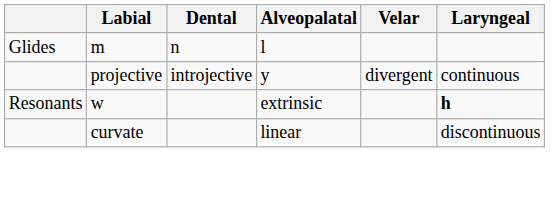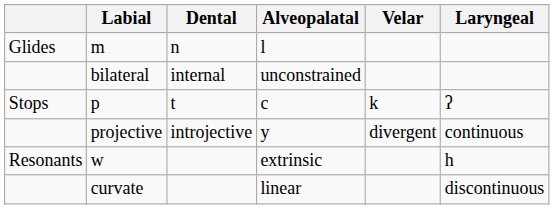+ row: (120, 75)
+ row: (95, 103)
(446, 103) bold -> (449, 160) normal
